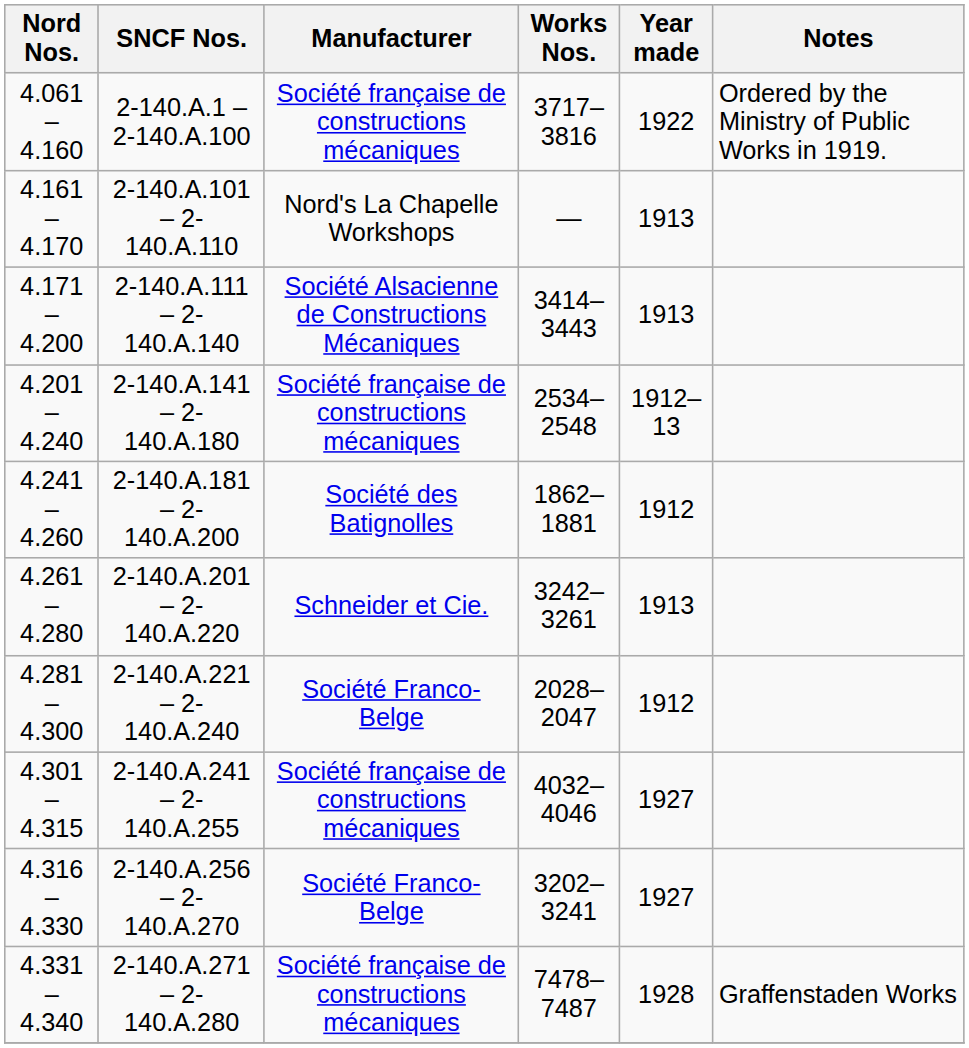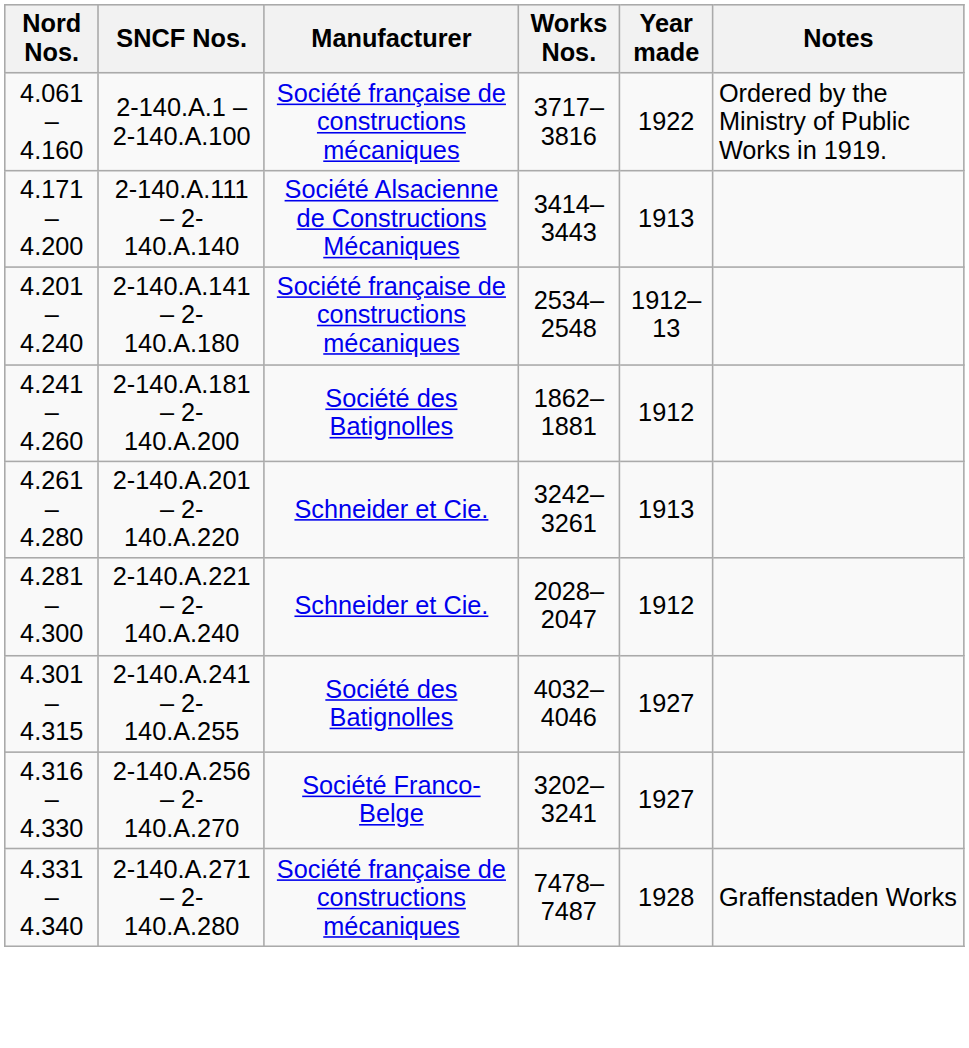- row: (182, 218)
(391, 703) Société Franco-Belge -> (391, 606) Schneider et Cie.
(391, 800) Société française de constructions mécaniques -> (391, 703) Société des Batignolles
